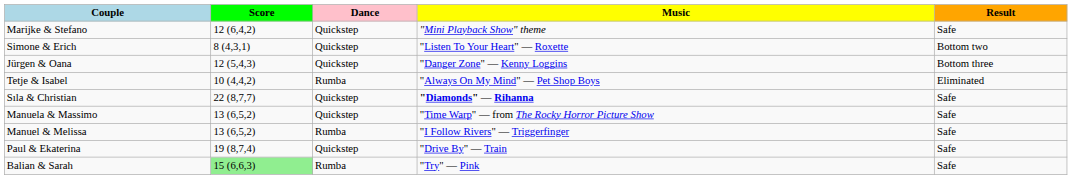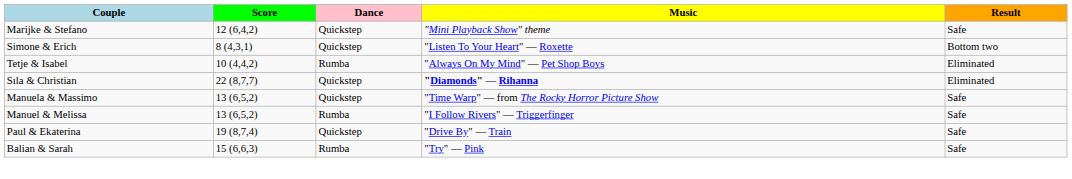- row: (39, 64)
(947, 98) Safe -> (971, 81) Eliminated
(234, 166) lightgreen background -> (237, 149) no background
